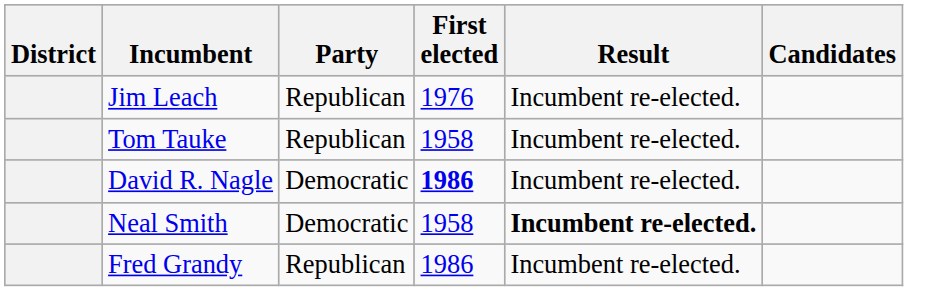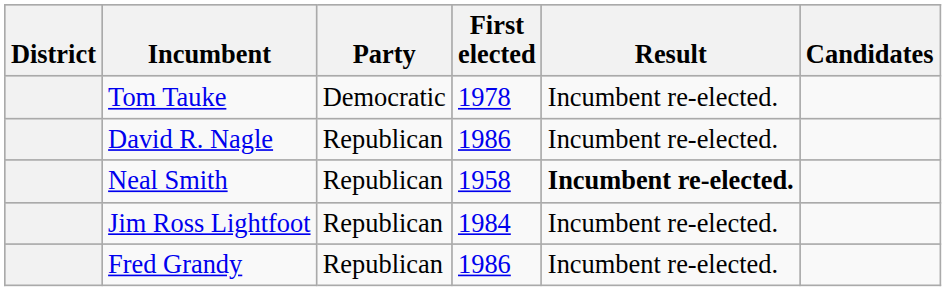- row: (163, 97)
(345, 138) Republican -> (384, 97) Democratic
(447, 138) 1958 -> (484, 97) 1978
(347, 180) Democratic -> (383, 138) Republican
(447, 180) bold -> (484, 138) normal
(347, 222) Democratic -> (383, 180) Republican
+ row: (209, 222)
